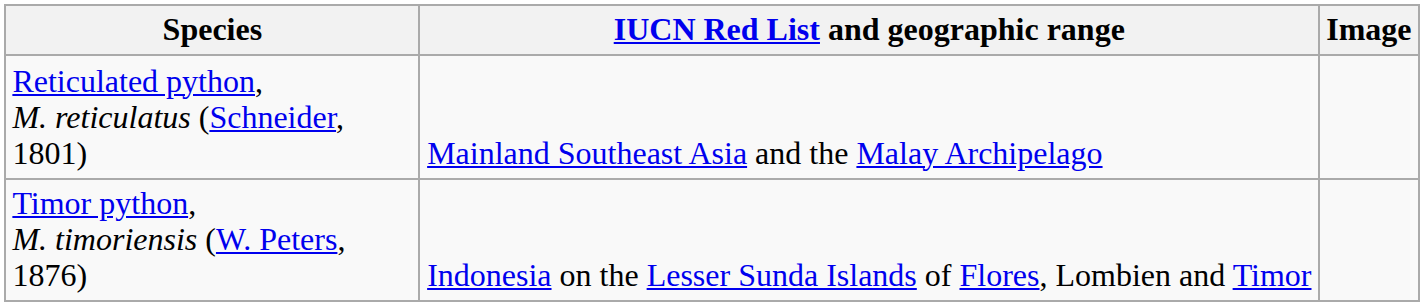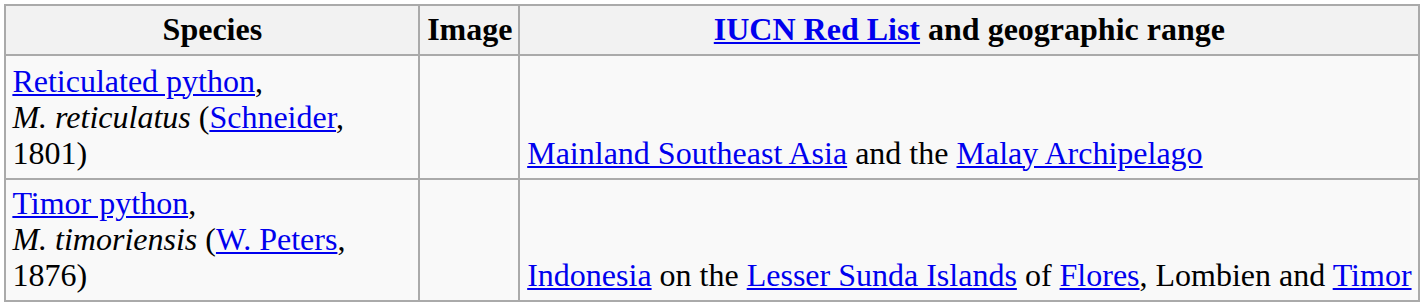columns swapped: (1369, 29) <-> (869, 29)
